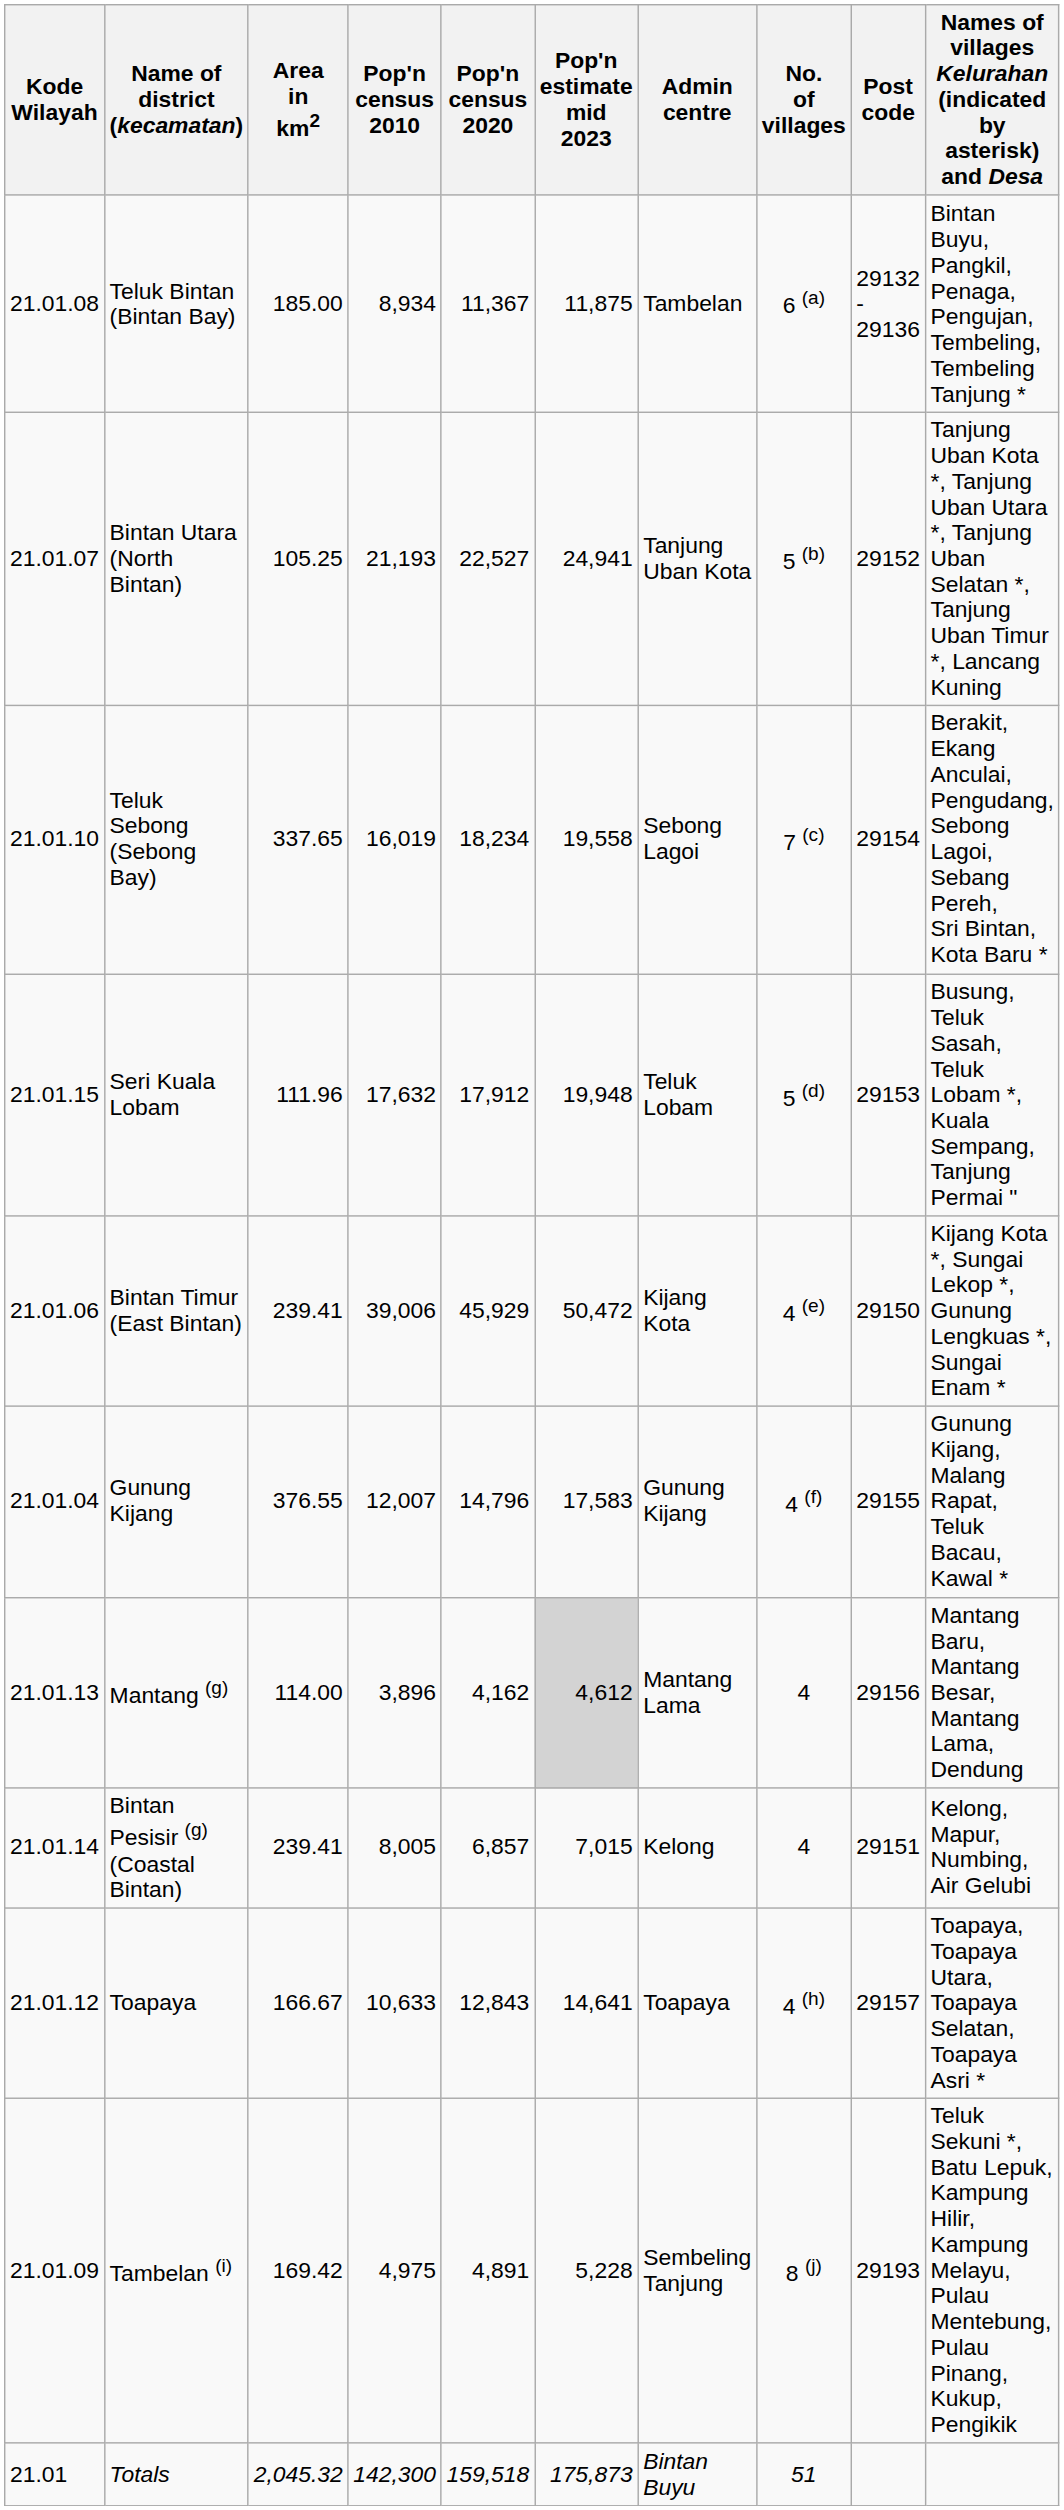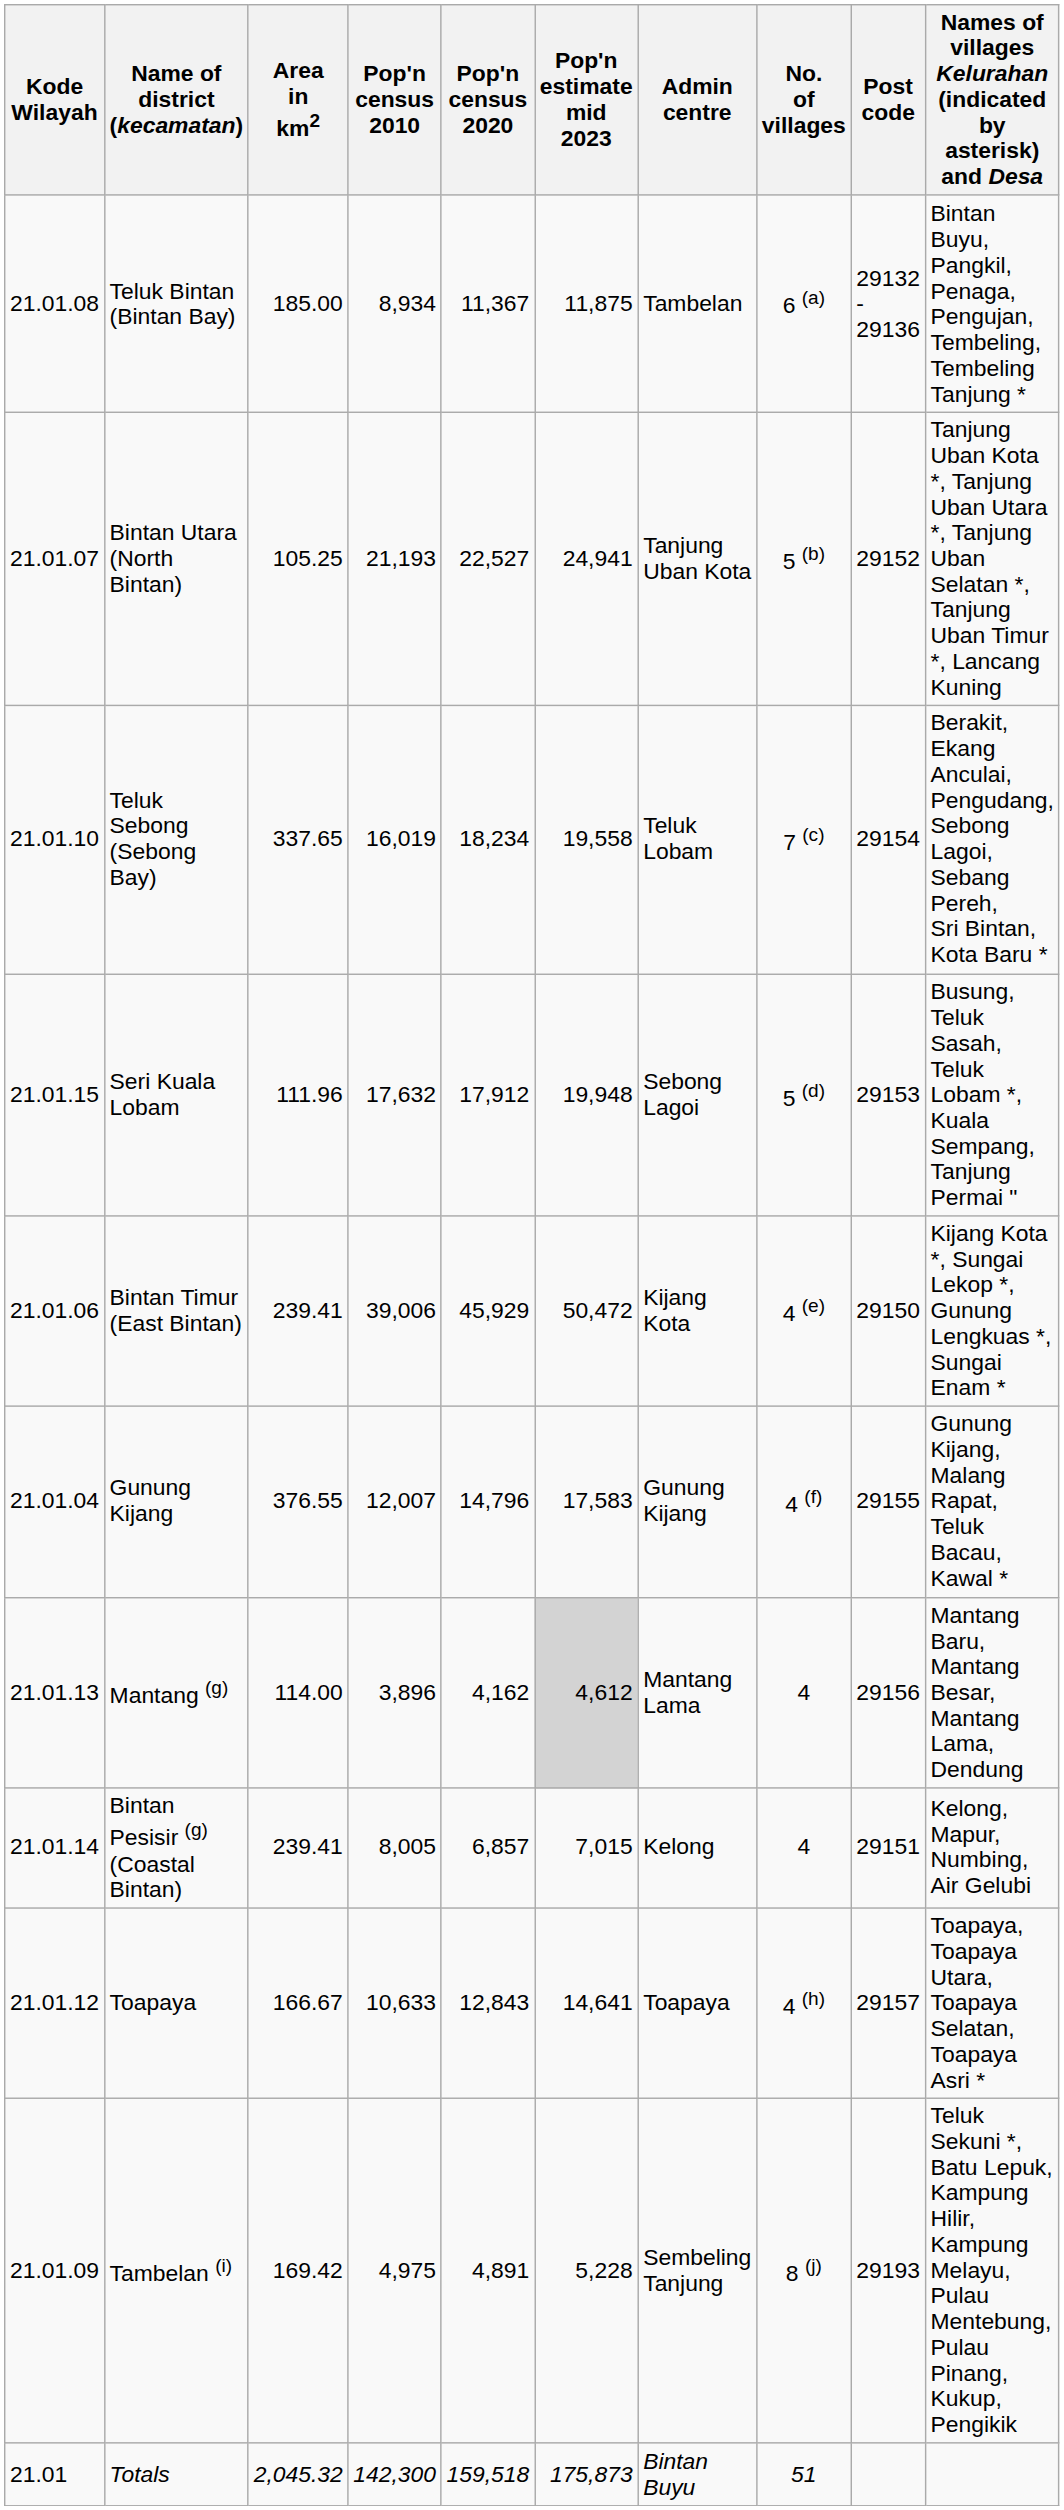(683, 839) Sebong Lagoi -> (678, 839) Teluk Lobam
(678, 1094) Teluk Lobam -> (683, 1094) Sebong Lagoi
